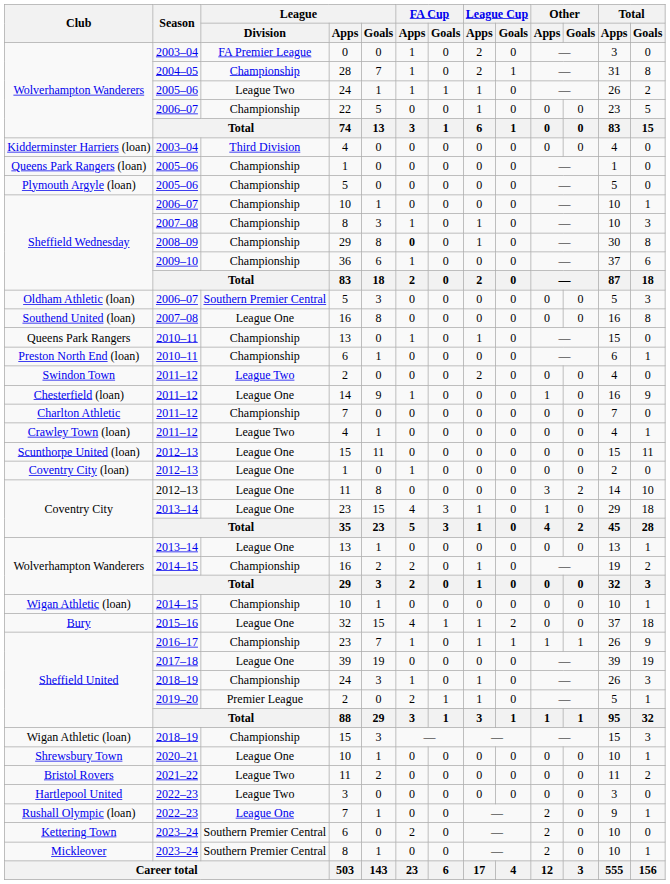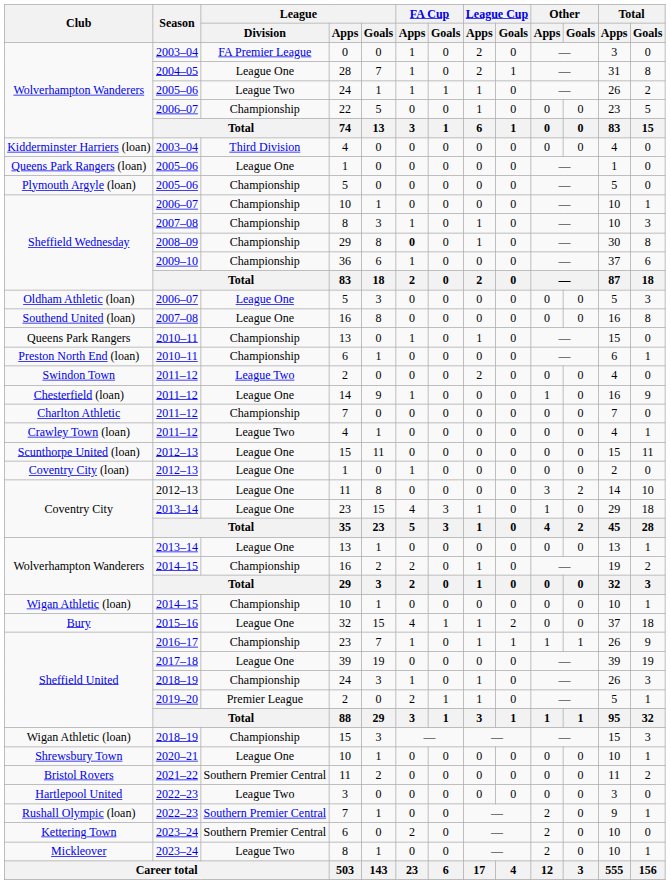(265, 71) Championship -> (265, 71) League One
(265, 166) Championship -> (265, 166) League One
(265, 299) Southern Premier Central -> (265, 299) League One
(265, 775) League Two -> (265, 775) Southern Premier Central
(265, 813) League One -> (265, 813) Southern Premier Central
(265, 851) Southern Premier Central -> (265, 851) League Two
